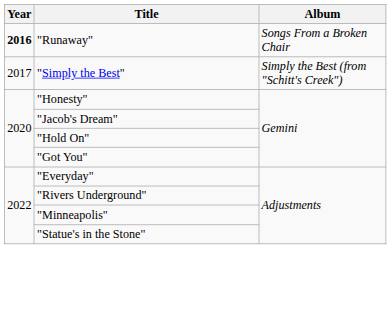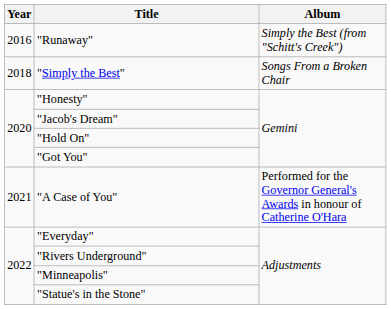(19, 40) bold -> (19, 40) normal
(314, 40) Songs From a Broken Chair -> (314, 40) Simply the Best (from "Schitt's Creek")
(19, 73) 2017 -> (19, 73) 2018
(314, 73) Simply the Best (from "Schitt's Creek") -> (314, 73) Songs From a Broken Chair
+ row: (77, 197)
